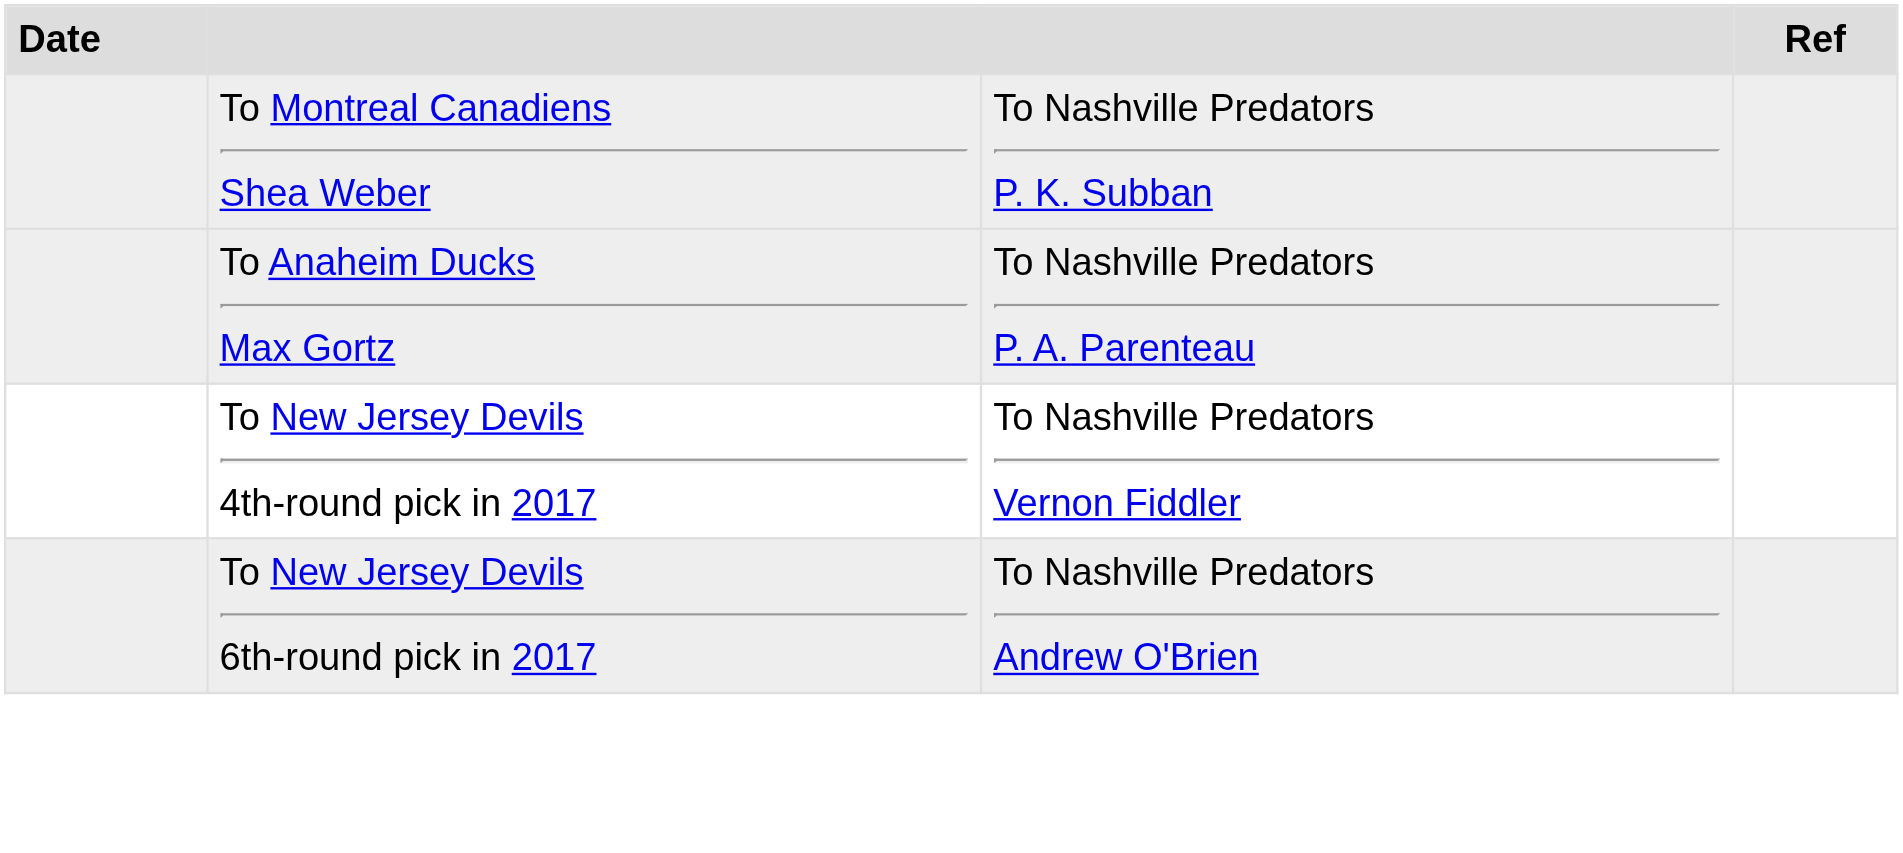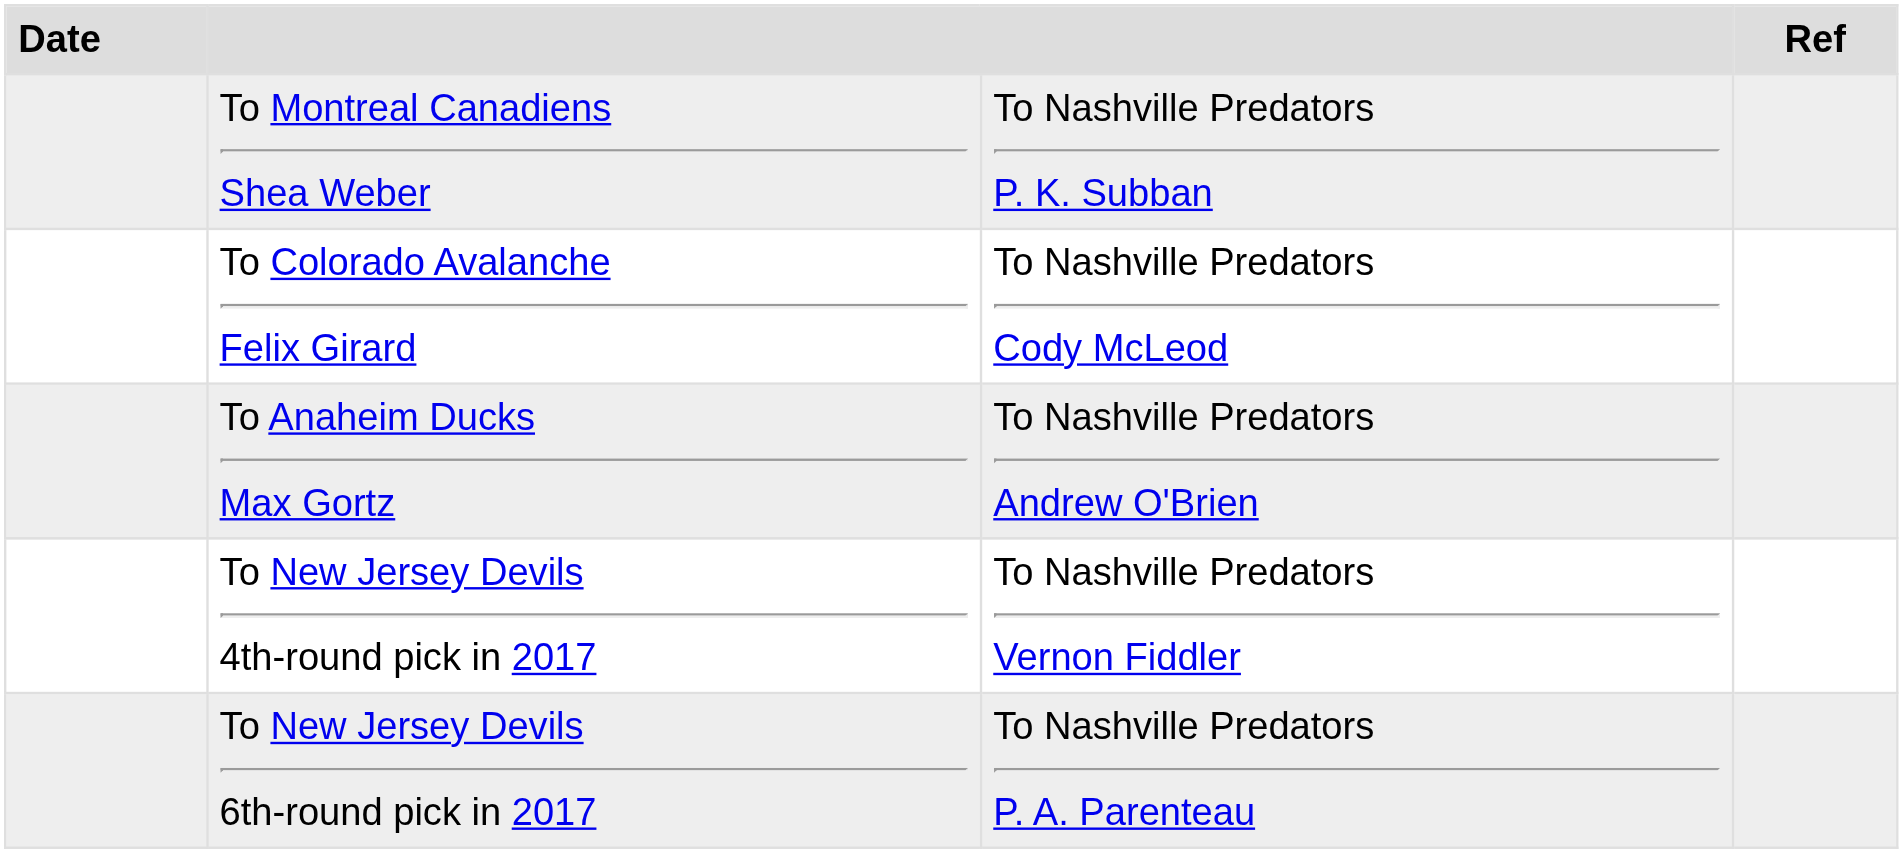+ row: (593, 305)
(1357, 305) To Nashville Predators P. A. Parenteau -> (1357, 460) To Nashville Predators Andrew O'Brien
(1357, 614) To Nashville Predators Andrew O'Brien -> (1357, 769) To Nashville Predators P. A. Parenteau
